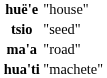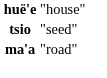- row: (22, 69)
